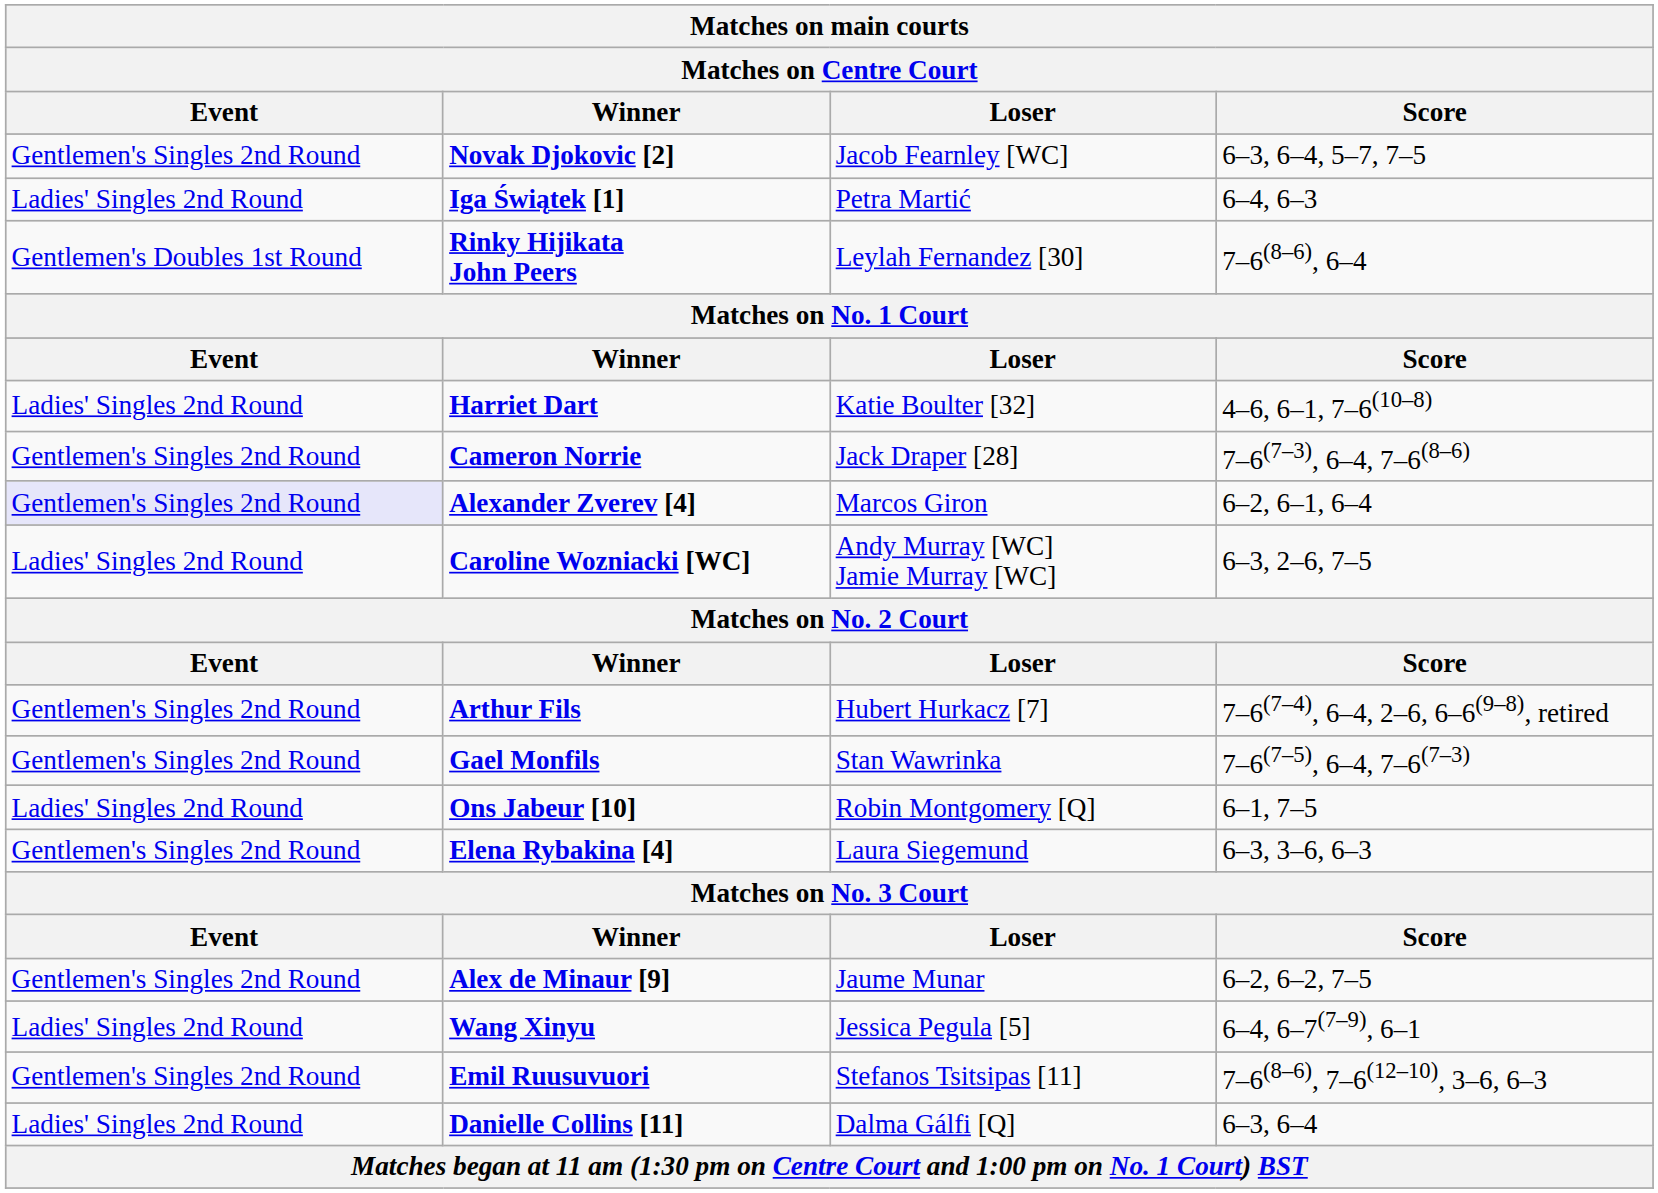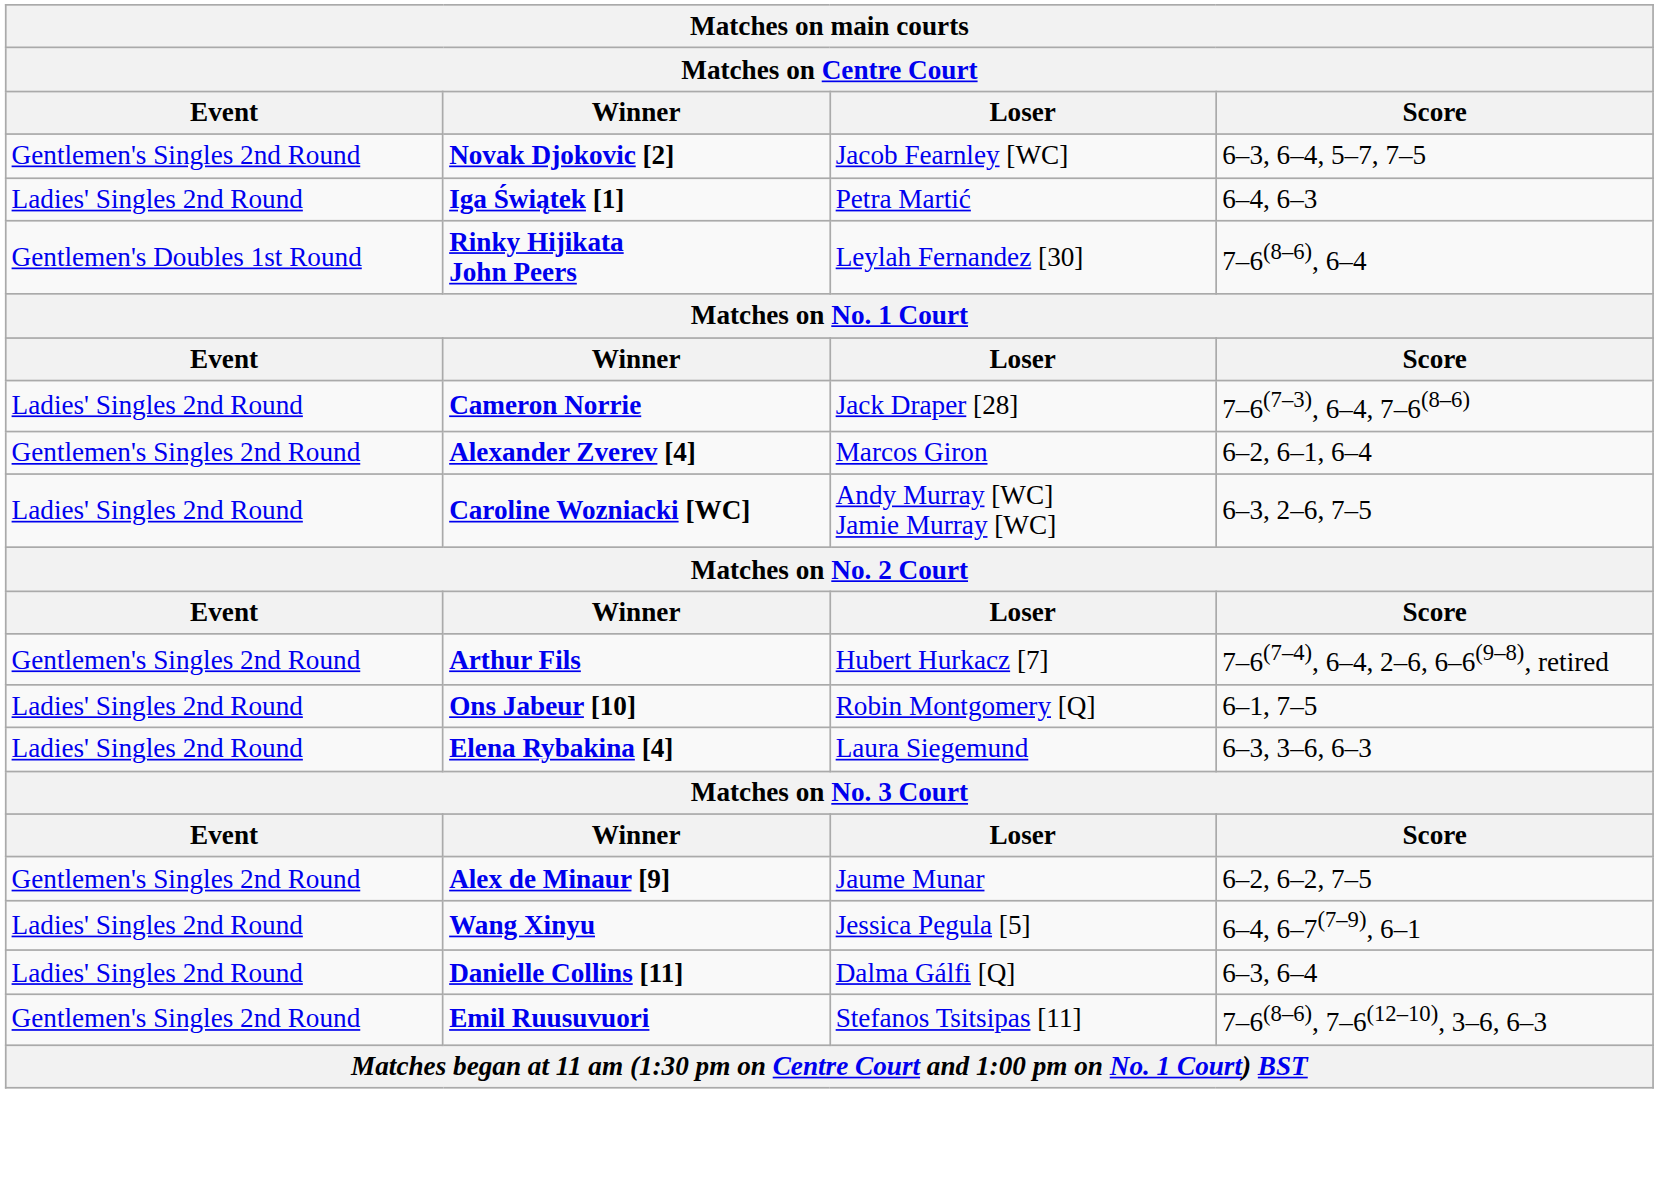- row: (524, 405)
(186, 455) Gentlemen's Singles 2nd Round -> (157, 405) Ladies' Singles 2nd Round
(186, 502) lavender background -> (186, 452) no background
- row: (524, 760)
(186, 850) Gentlemen's Singles 2nd Round -> (157, 749) Ladies' Singles 2nd Round
rows swapped: (566, 1123) <-> (549, 1076)
